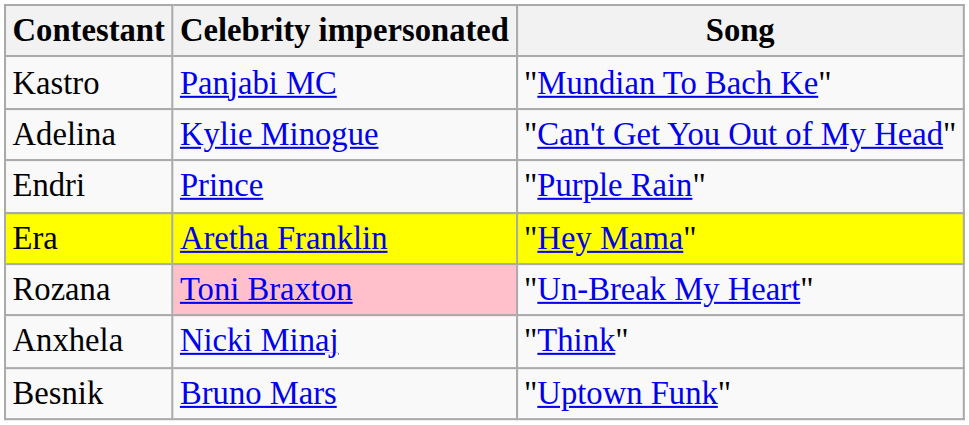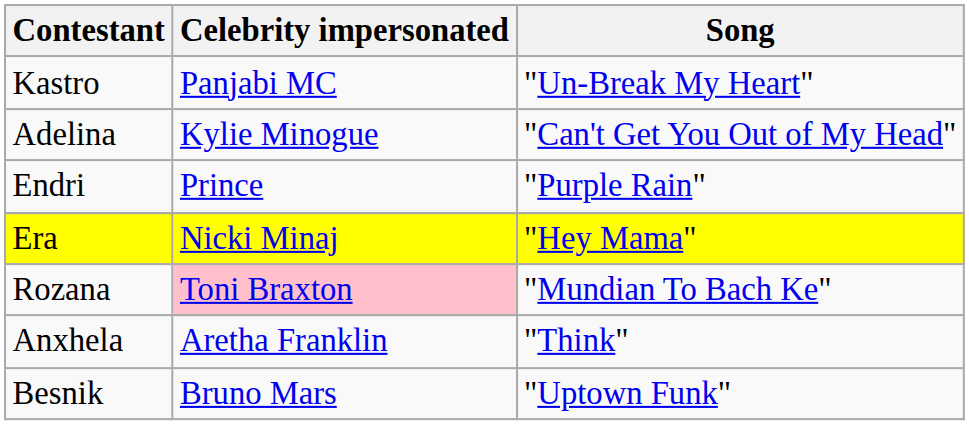(678, 82) "Mundian To Bach Ke" -> (669, 82) "Un-Break My Heart"
(284, 237) Aretha Franklin -> (259, 237) Nicki Minaj
(669, 289) "Un-Break My Heart" -> (678, 289) "Mundian To Bach Ke"
(259, 340) Nicki Minaj -> (284, 340) Aretha Franklin
